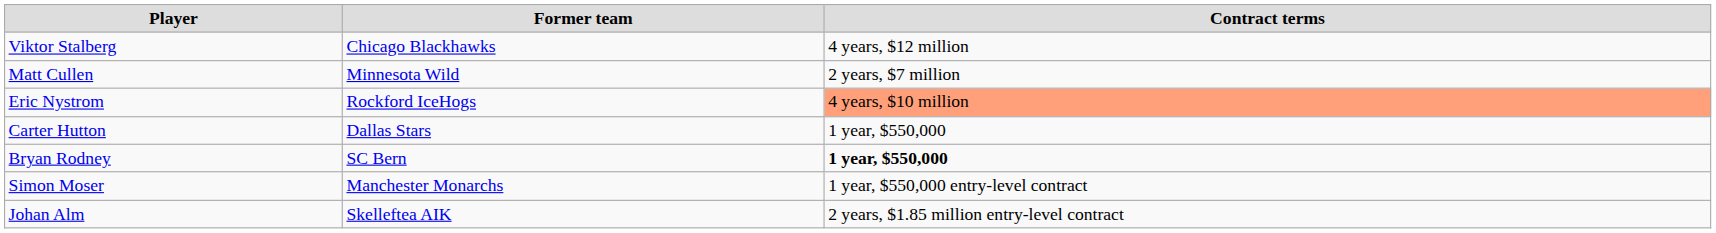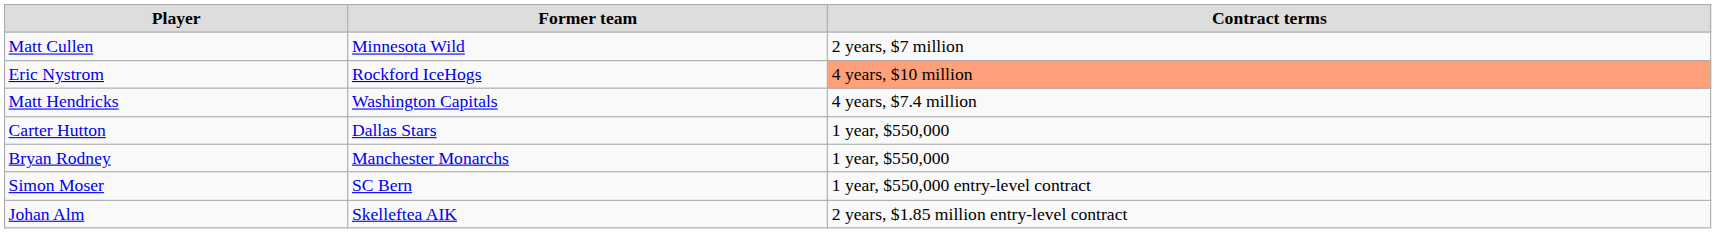- row: (62, 46)
+ row: (64, 102)
(377, 158) SC Bern -> (430, 158) Manchester Monarchs
(888, 158) bold -> (890, 158) normal
(425, 185) Manchester Monarchs -> (382, 185) SC Bern
